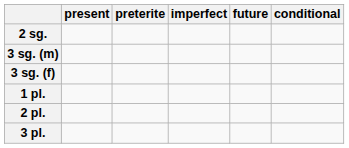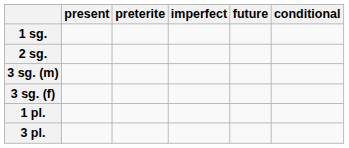+ row: (33, 34)
- row: (33, 113)
